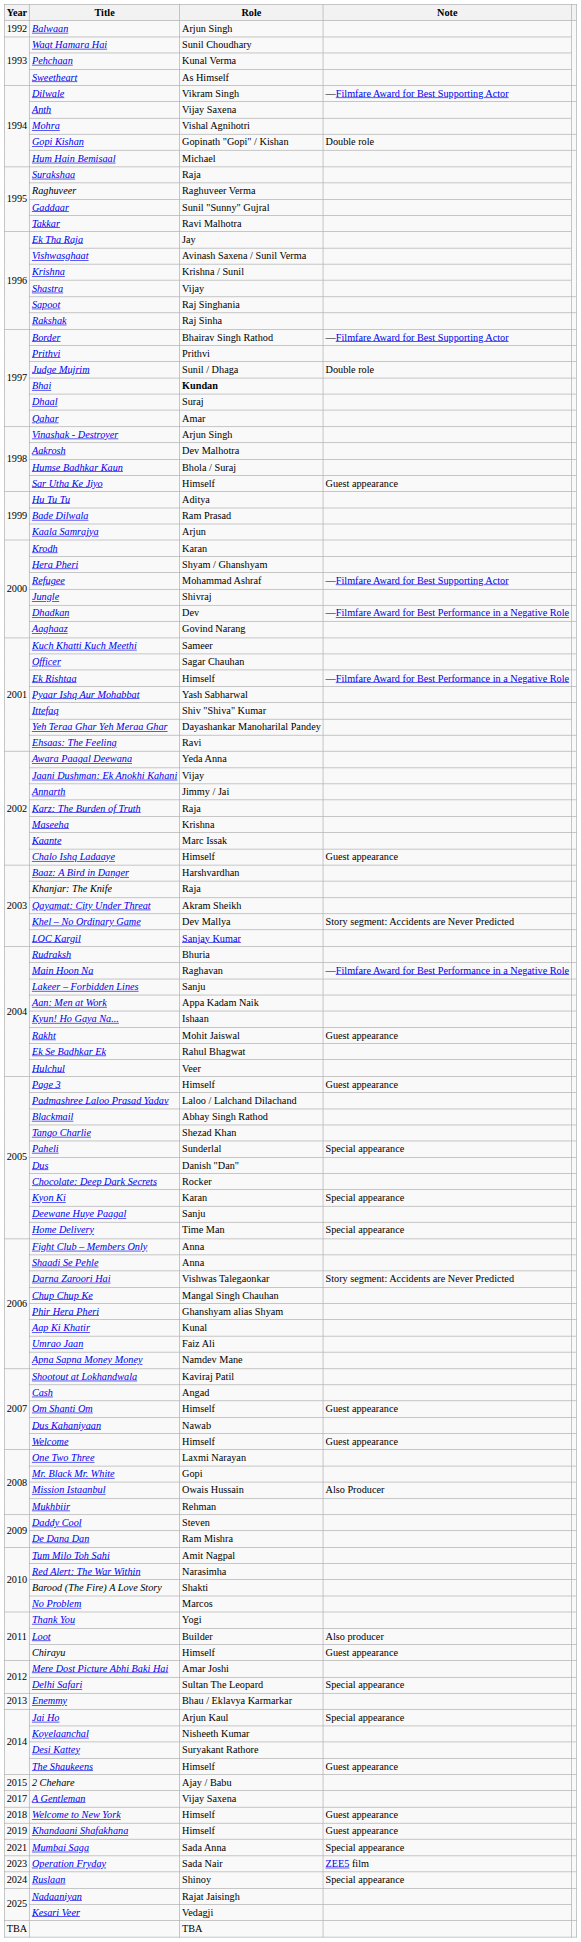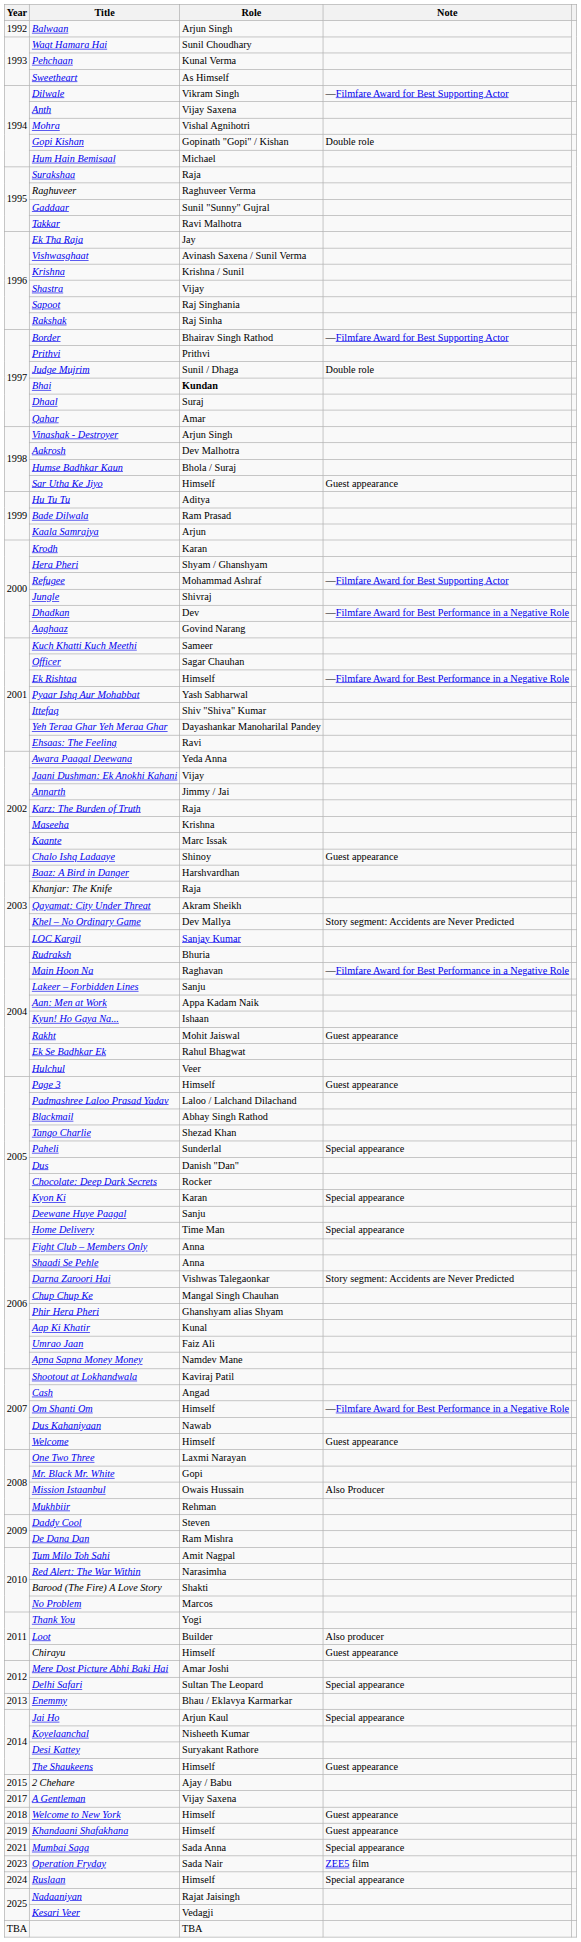(199, 857) Himself -> (197, 857) Shinoy
(362, 1409) Guest appearance -> (447, 1409) —Filmfare Award for Best Performance in a Negative Role
(197, 1880) Shinoy -> (199, 1880) Himself
